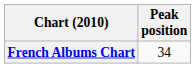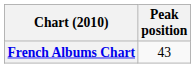(164, 52) 34 -> (164, 52) 43
